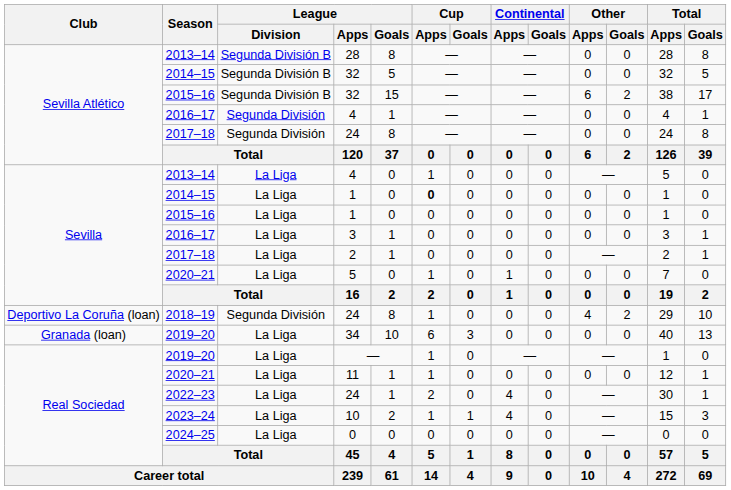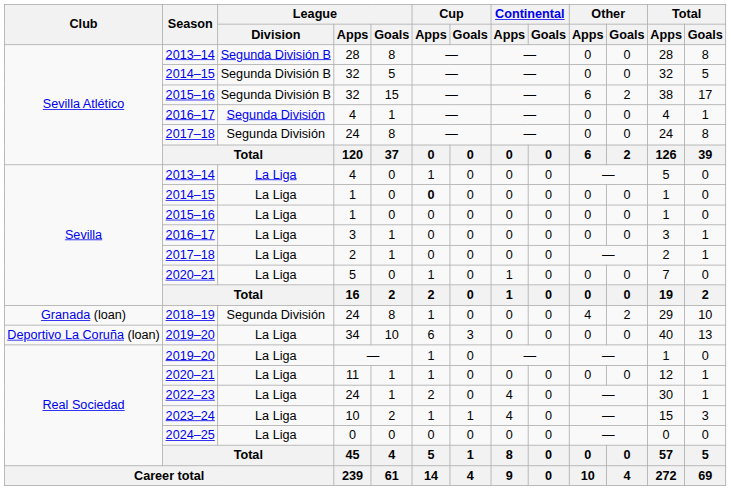(84, 315) Deportivo La Coruña (loan) -> (84, 315) Granada (loan)
(84, 335) Granada (loan) -> (84, 335) Deportivo La Coruña (loan)
